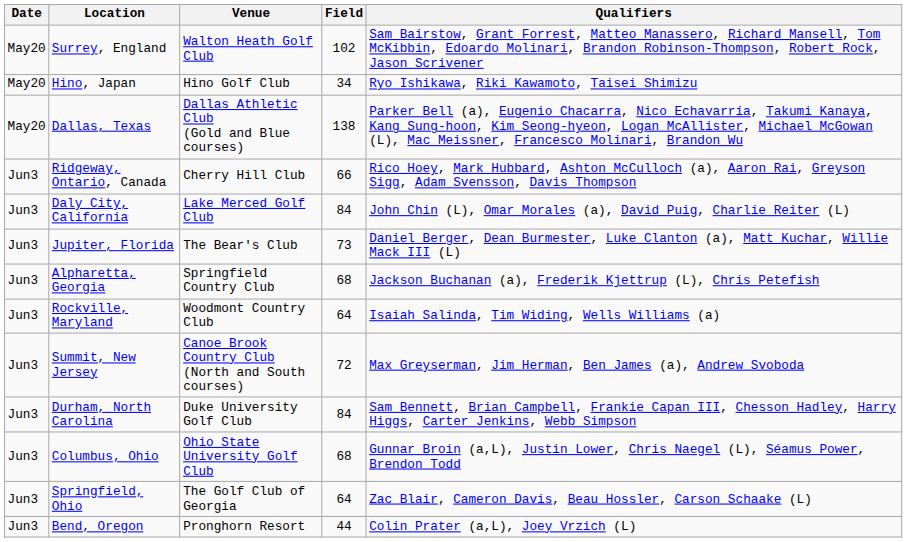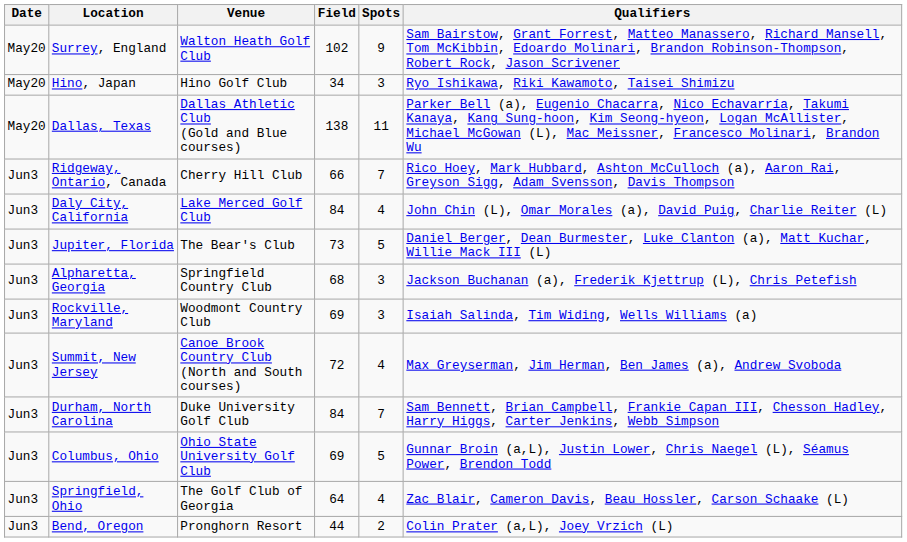+ column: (381, 15)
(344, 316) 64 -> (337, 316) 69
(344, 457) 68 -> (337, 457) 69
